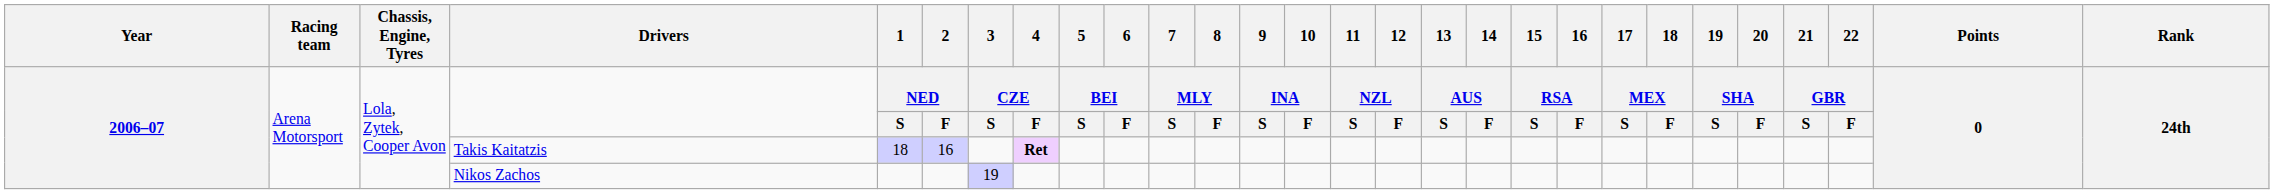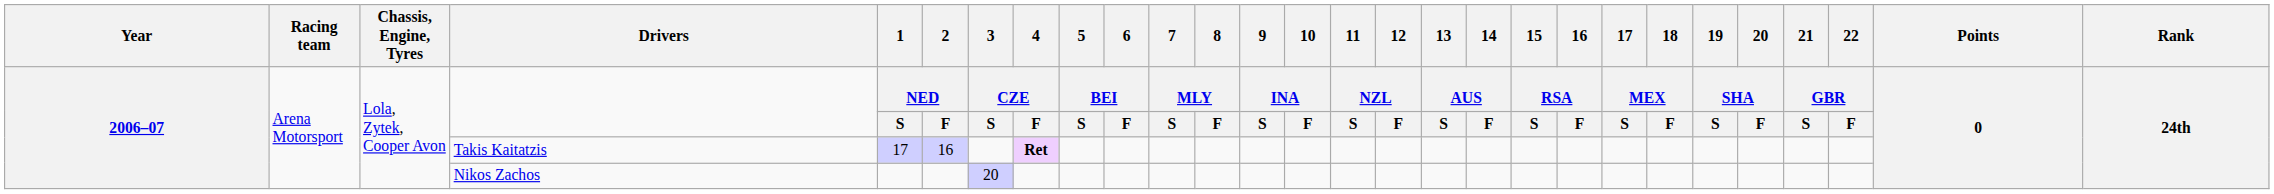(900, 149) 18 -> (900, 149) 17
(991, 175) 19 -> (991, 175) 20
